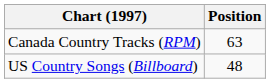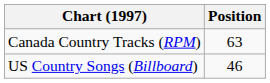(235, 66) 48 -> (235, 66) 46
